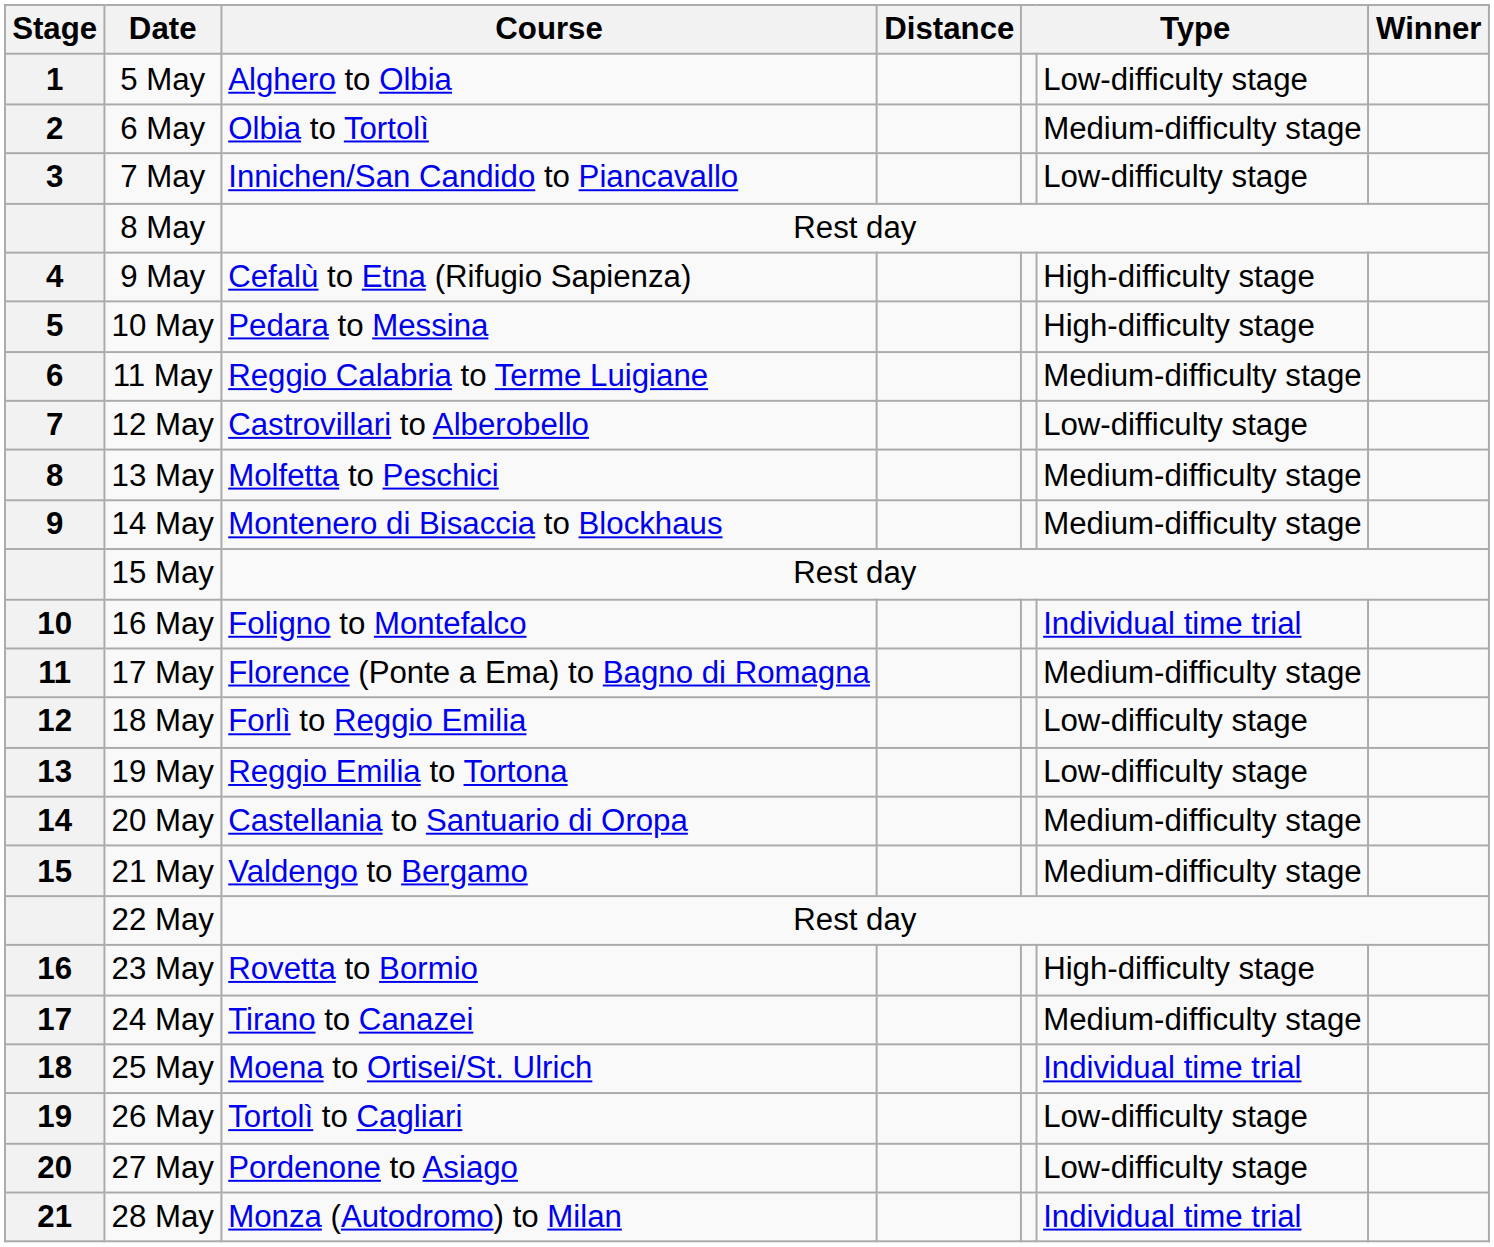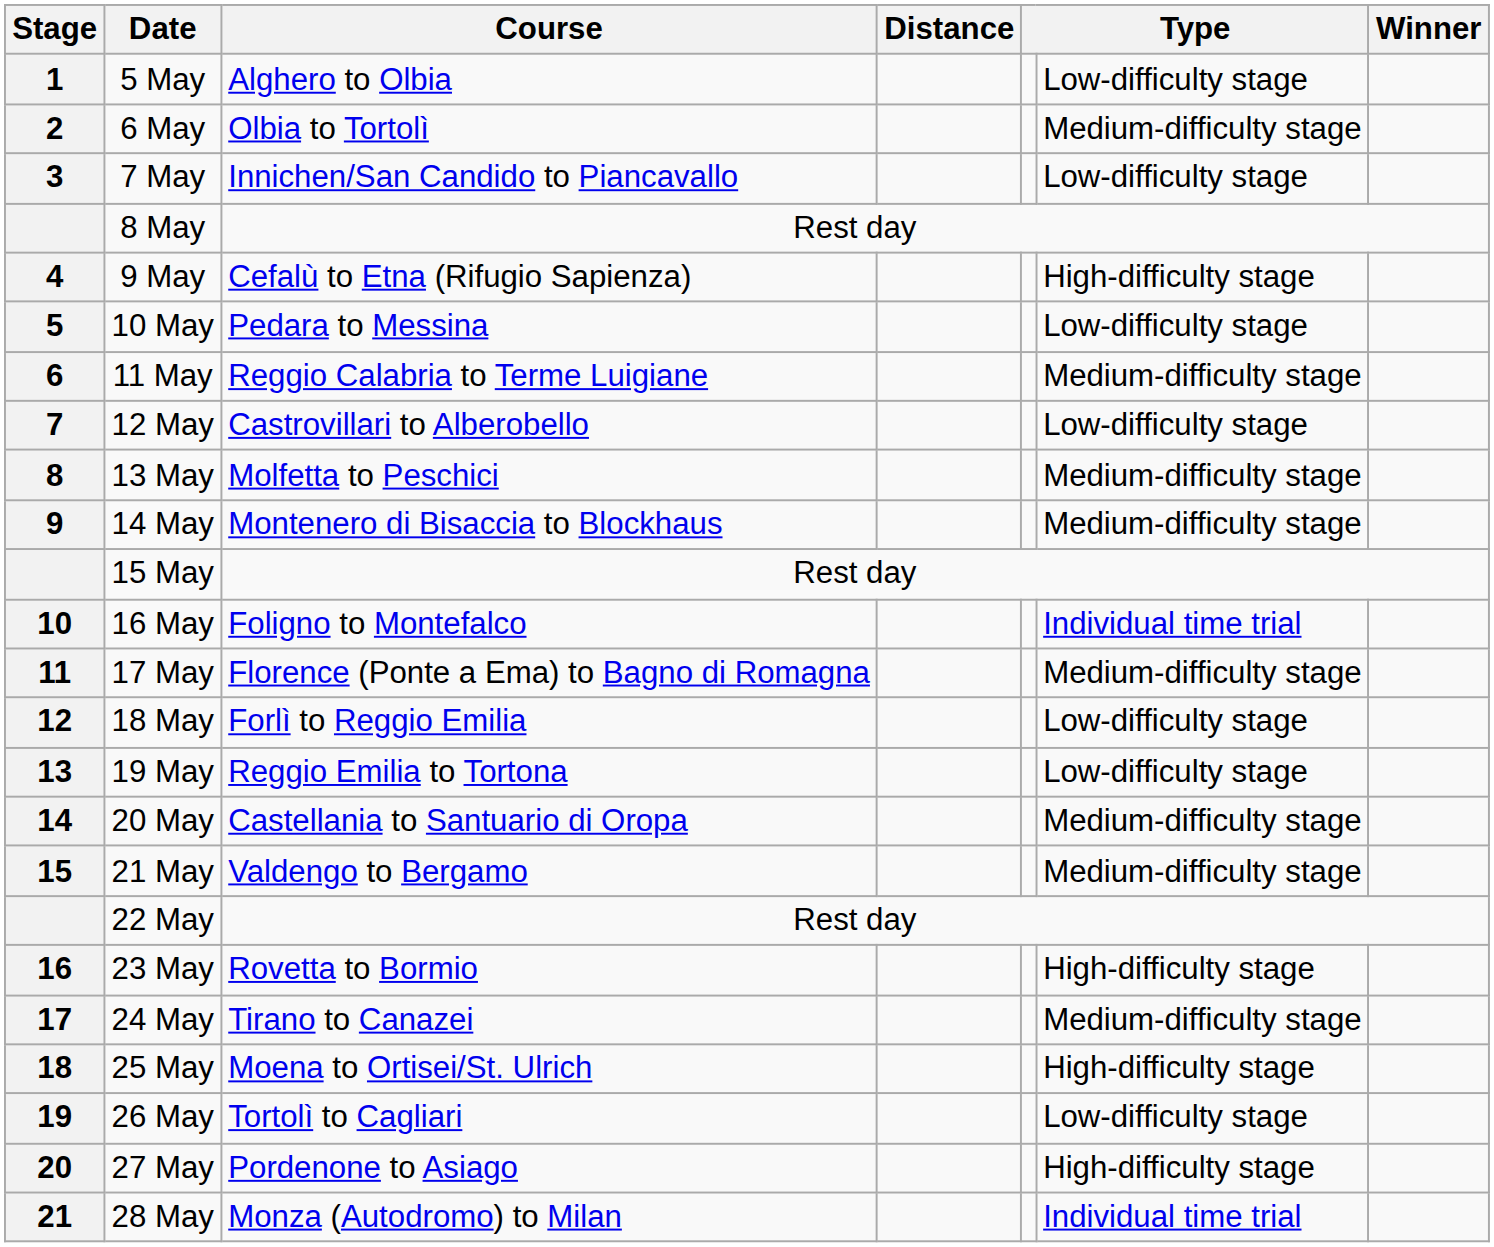(1179, 326) High-difficulty stage -> (1176, 326) Low-difficulty stage
(1172, 1068) Individual time trial -> (1179, 1068) High-difficulty stage
(1176, 1167) Low-difficulty stage -> (1179, 1167) High-difficulty stage
